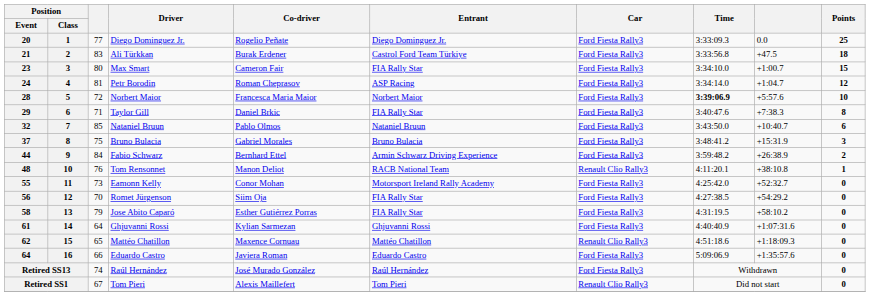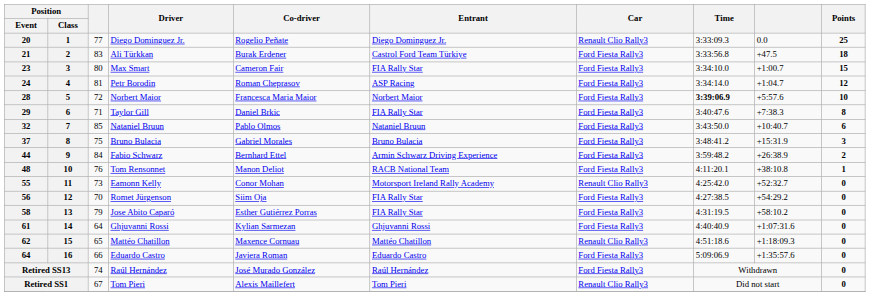(611, 39) Ford Fiesta Rally3 -> (613, 39) Renault Clio Rally3
(613, 169) Renault Clio Rally3 -> (611, 169) Ford Fiesta Rally3
(611, 183) Ford Fiesta Rally3 -> (613, 183) Renault Clio Rally3
